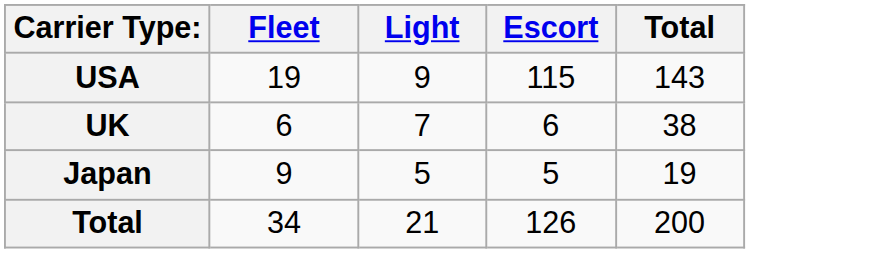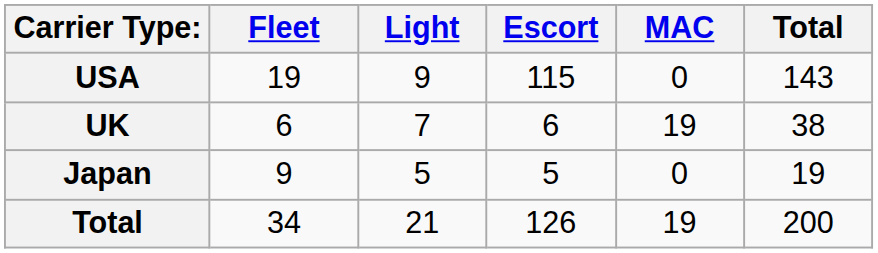+ column: (680, 28)
